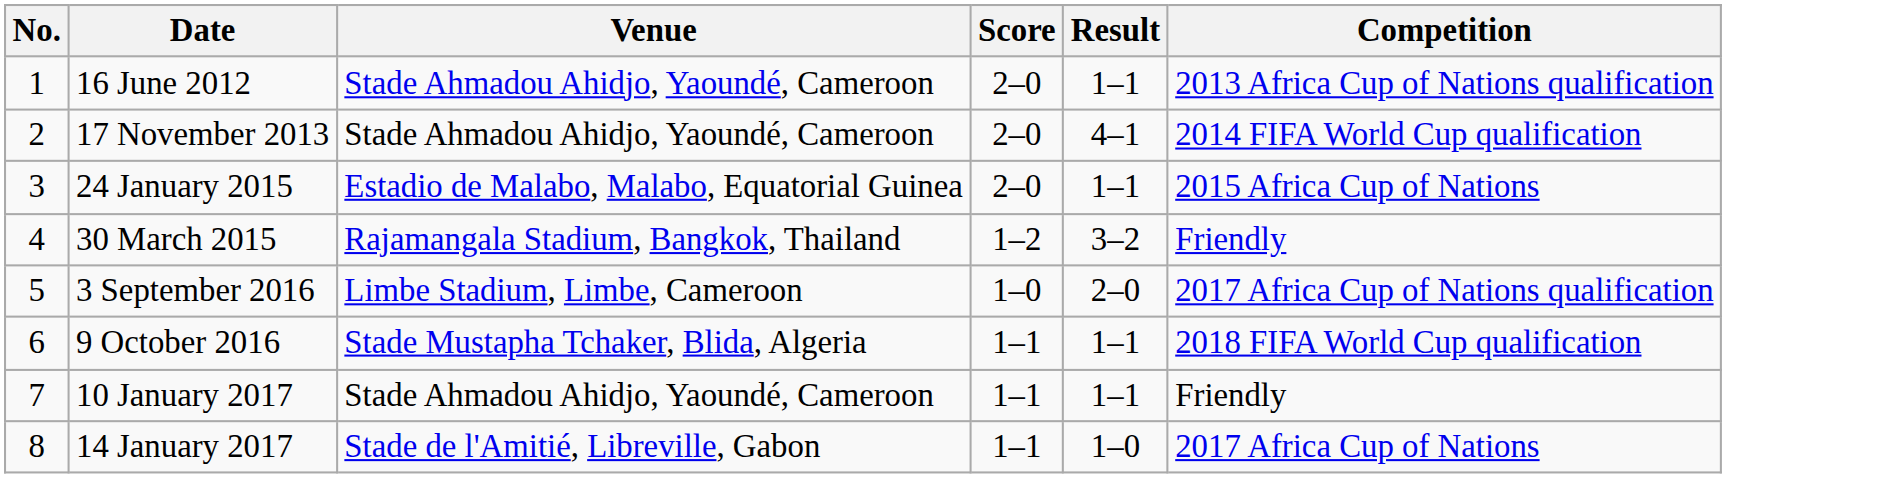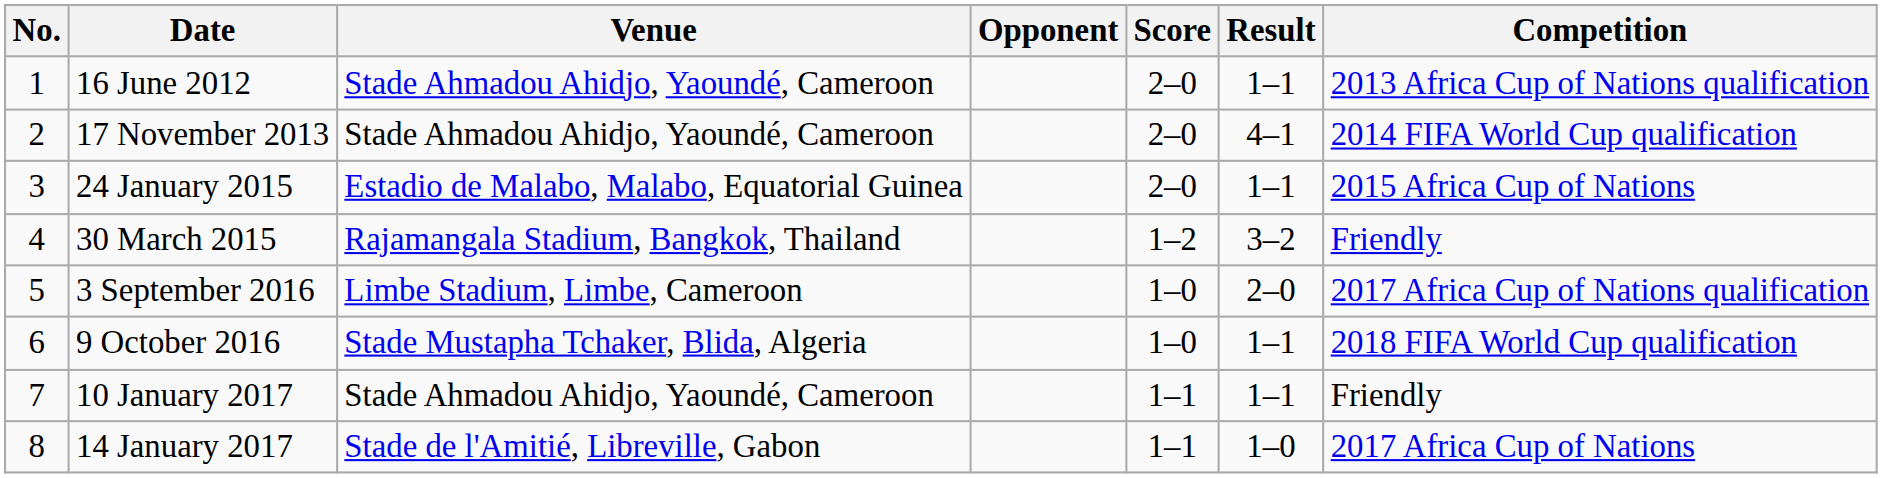+ column: (1048, 30)
(1017, 342) 1–1 -> (1172, 342) 1–0
